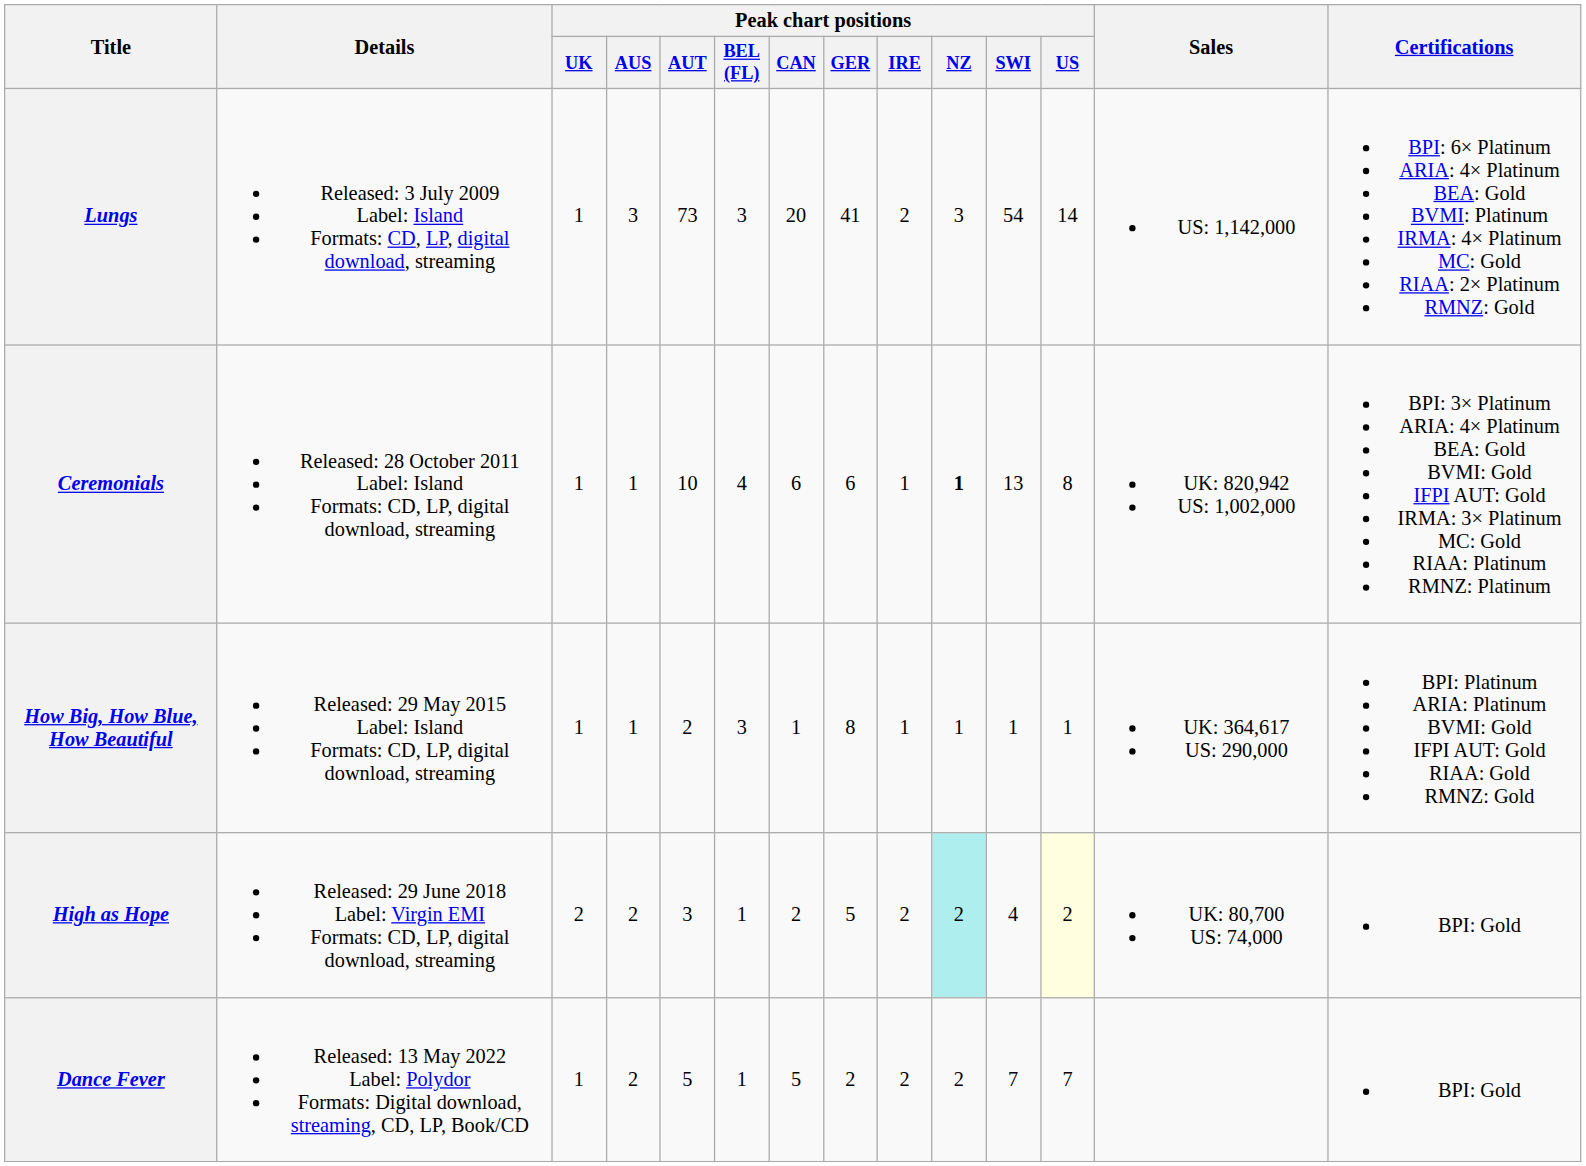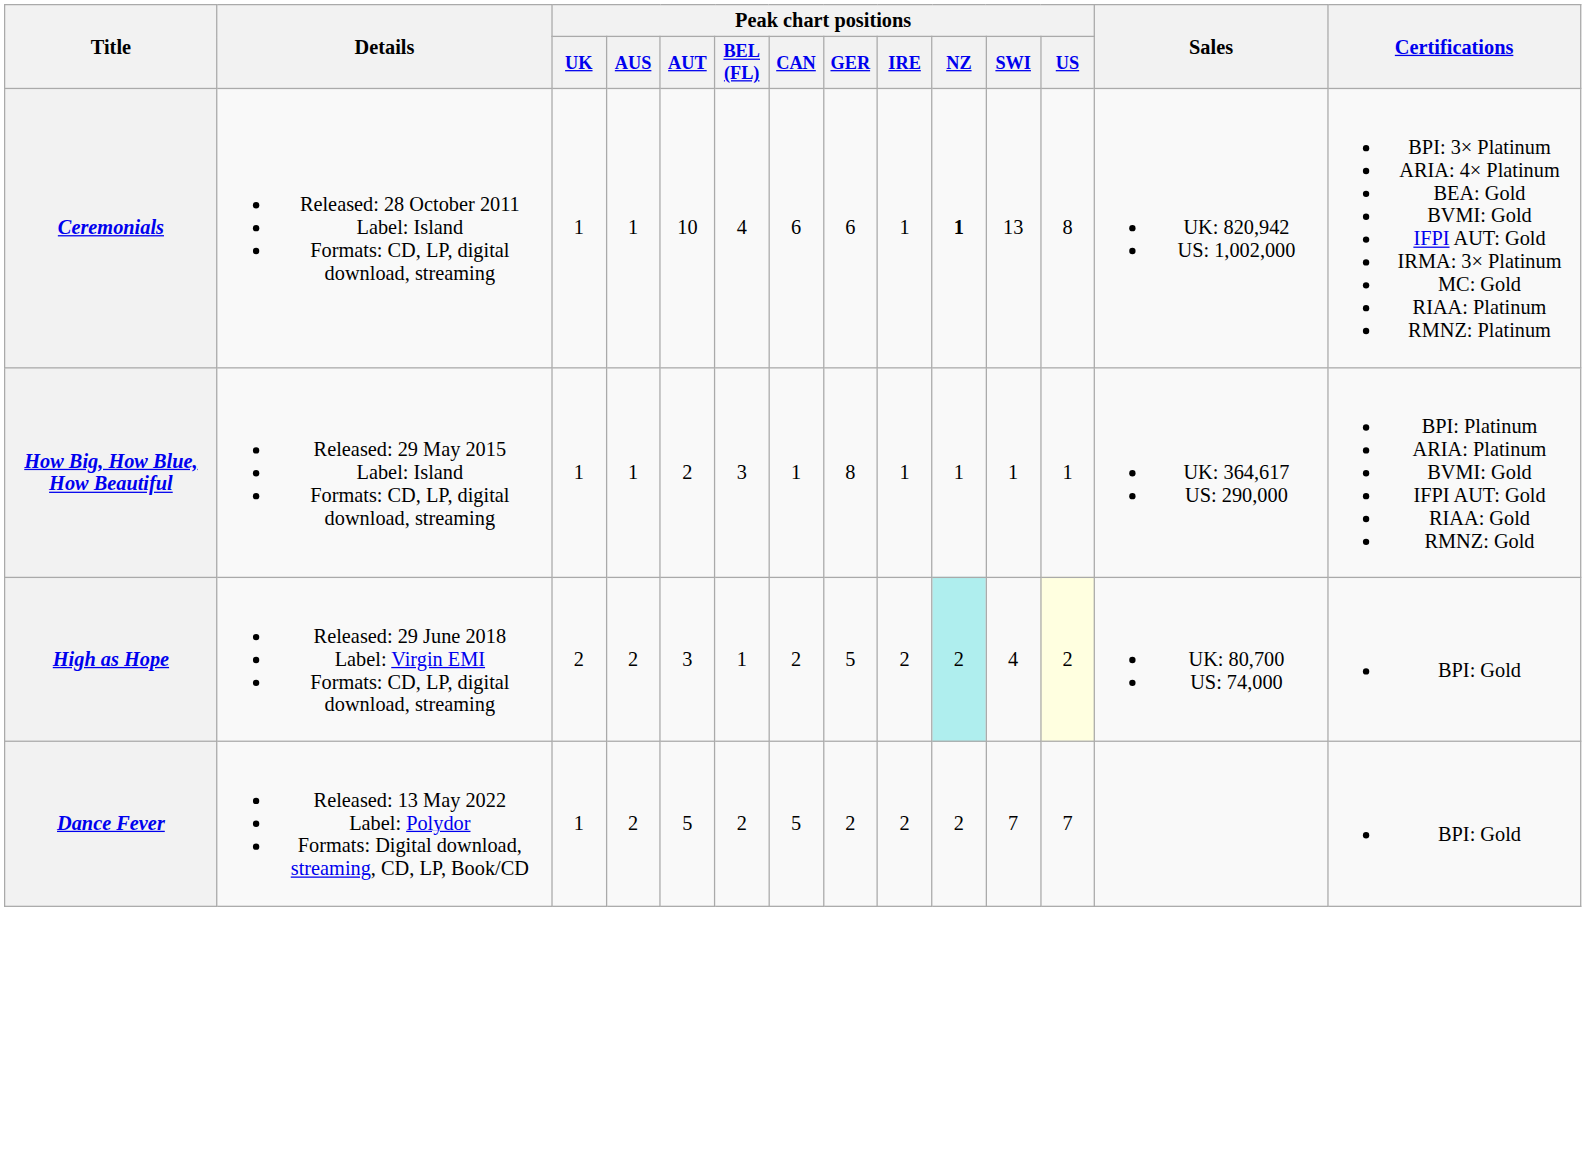- row: (111, 216)
(742, 1079) 1 -> (742, 823) 2
